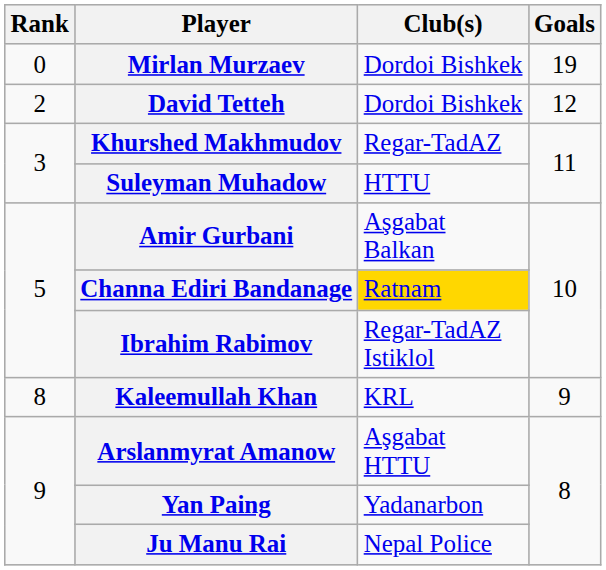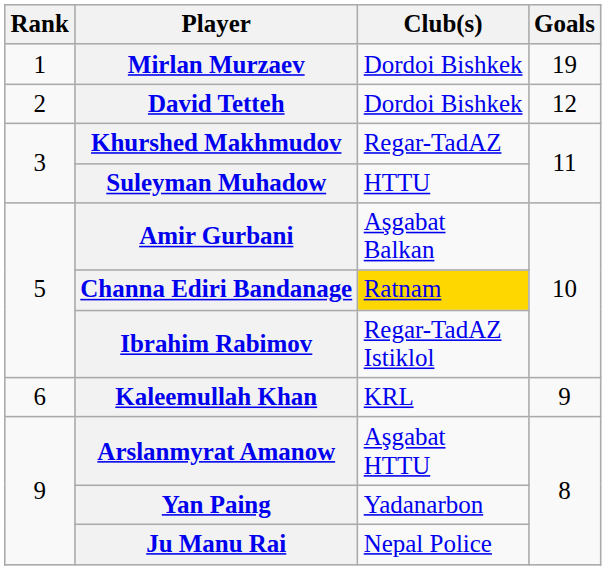(40, 63) 0 -> (40, 63) 1
(40, 397) 8 -> (40, 397) 6
